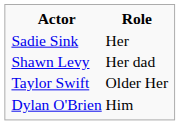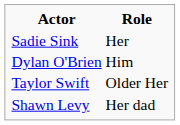rows swapped: (57, 105) <-> (50, 62)
